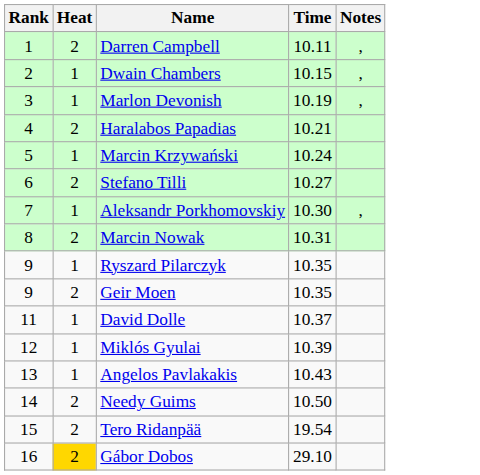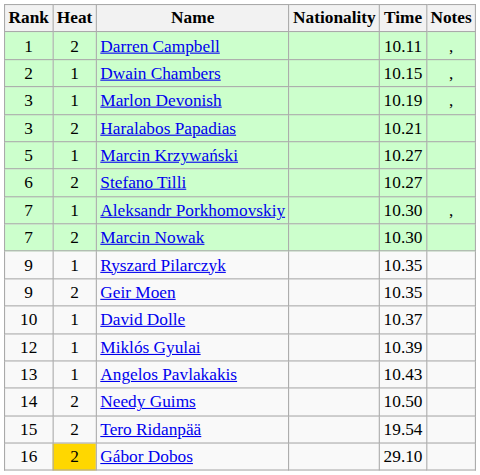+ column: (334, 18)
(29, 127) 4 -> (29, 127) 3
(313, 155) 10.24 -> (403, 155) 10.27
(29, 237) 8 -> (29, 237) 7
(313, 237) 10.31 -> (403, 237) 10.30
(29, 319) 11 -> (29, 319) 10
